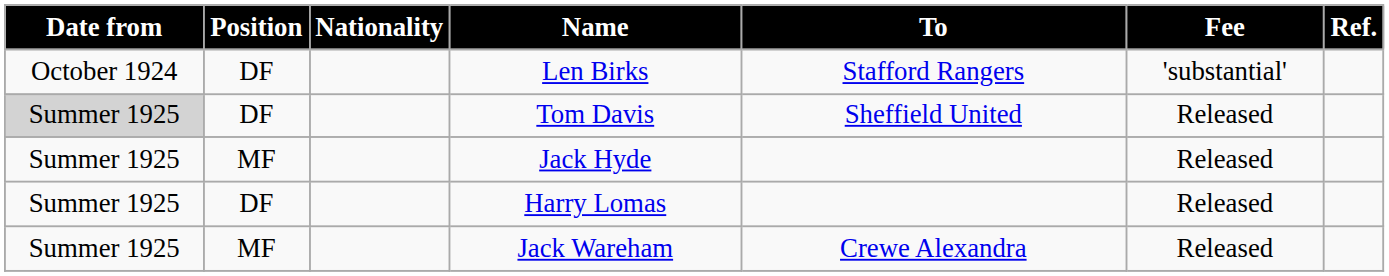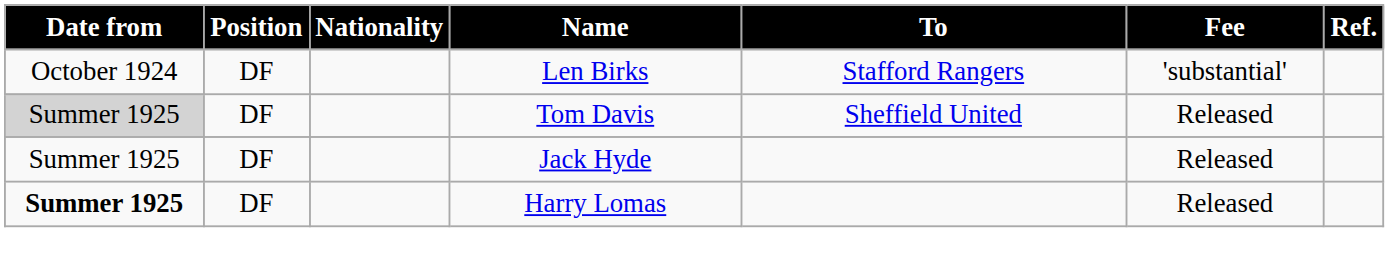(256, 159) MF -> (256, 159) DF
(104, 203) normal -> (104, 203) bold
- row: (595, 247)
